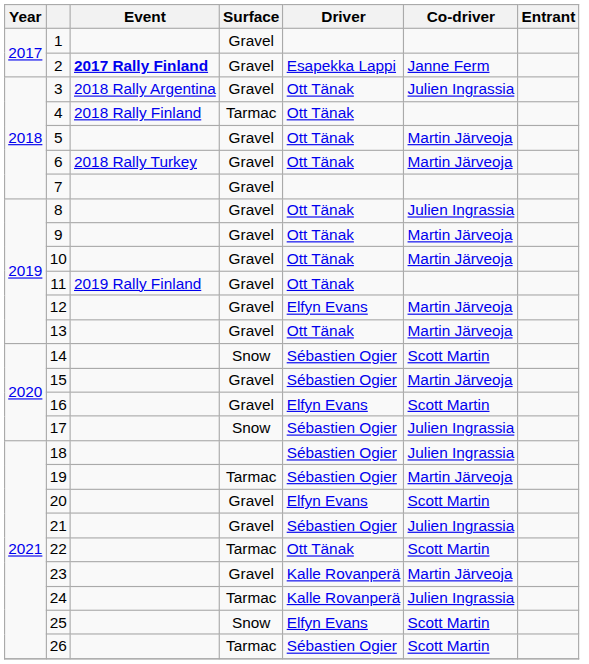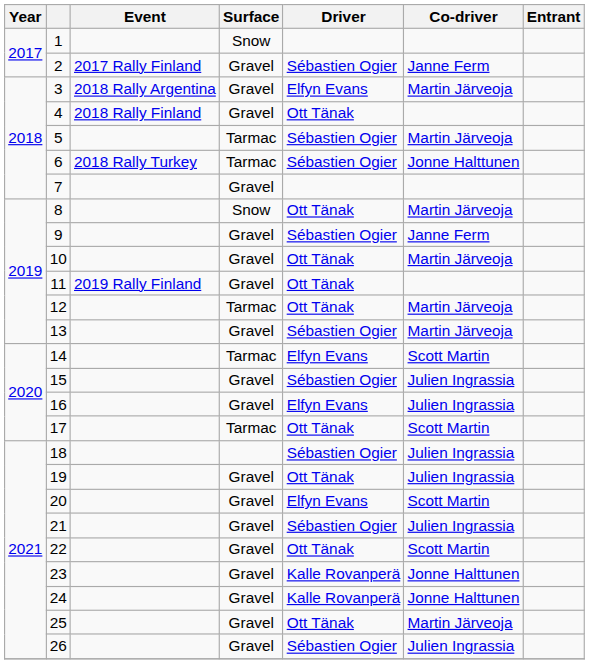(251, 40) Gravel -> (251, 40) Snow
(141, 65) bold -> (138, 65) normal
(341, 65) Esapekka Lappi -> (342, 65) Sébastien Ogier
(320, 89) Ott Tänak -> (327, 89) Elfyn Evans
(461, 89) Julien Ingrassia -> (460, 89) Martin Järveoja
(251, 113) Tarmac -> (251, 113) Gravel
(251, 137) Gravel -> (251, 137) Tarmac
(320, 137) Ott Tänak -> (342, 137) Sébastien Ogier
(251, 162) Gravel -> (251, 162) Tarmac
(320, 162) Ott Tänak -> (342, 162) Sébastien Ogier
(460, 162) Martin Järveoja -> (463, 162) Jonne Halttunen
(251, 210) Gravel -> (251, 210) Snow
(461, 210) Julien Ingrassia -> (460, 210) Martin Järveoja
(320, 234) Ott Tänak -> (342, 234) Sébastien Ogier
(460, 234) Martin Järveoja -> (449, 234) Janne Ferm
(251, 307) Gravel -> (251, 307) Tarmac
(327, 307) Elfyn Evans -> (320, 307) Ott Tänak
(320, 331) Ott Tänak -> (342, 331) Sébastien Ogier
(251, 355) Snow -> (251, 355) Tarmac
(342, 355) Sébastien Ogier -> (327, 355) Elfyn Evans
(460, 380) Martin Järveoja -> (461, 380) Julien Ingrassia
(449, 404) Scott Martin -> (461, 404) Julien Ingrassia
(251, 428) Snow -> (251, 428) Tarmac
(342, 428) Sébastien Ogier -> (320, 428) Ott Tänak
(461, 428) Julien Ingrassia -> (449, 428) Scott Martin
(251, 477) Tarmac -> (251, 477) Gravel
(342, 477) Sébastien Ogier -> (320, 477) Ott Tänak
(460, 477) Martin Järveoja -> (461, 477) Julien Ingrassia
(251, 549) Tarmac -> (251, 549) Gravel
(460, 573) Martin Järveoja -> (463, 573) Jonne Halttunen
(251, 598) Tarmac -> (251, 598) Gravel
(461, 598) Julien Ingrassia -> (463, 598) Jonne Halttunen
(251, 622) Snow -> (251, 622) Gravel
(327, 622) Elfyn Evans -> (320, 622) Ott Tänak
(449, 622) Scott Martin -> (460, 622) Martin Järveoja
(251, 646) Tarmac -> (251, 646) Gravel
(449, 646) Scott Martin -> (461, 646) Julien Ingrassia
